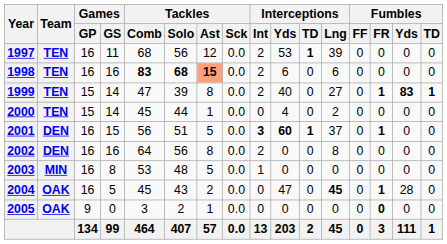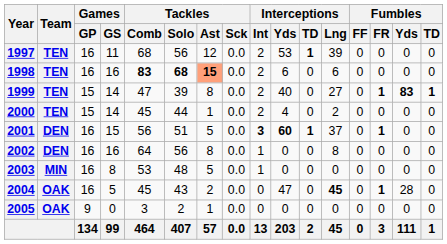(261, 111) 0 -> (261, 111) 2
(261, 151) 2 -> (261, 151) 1
(381, 209) bold -> (381, 209) normal
